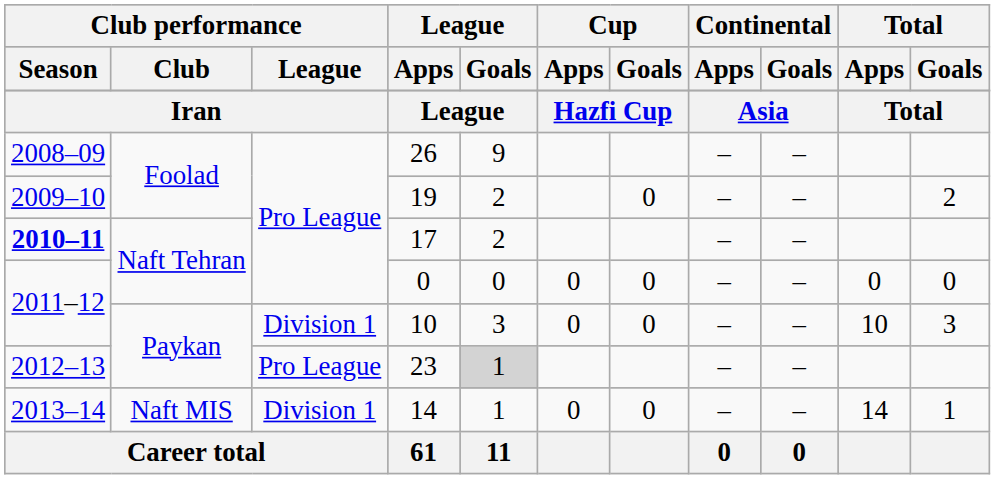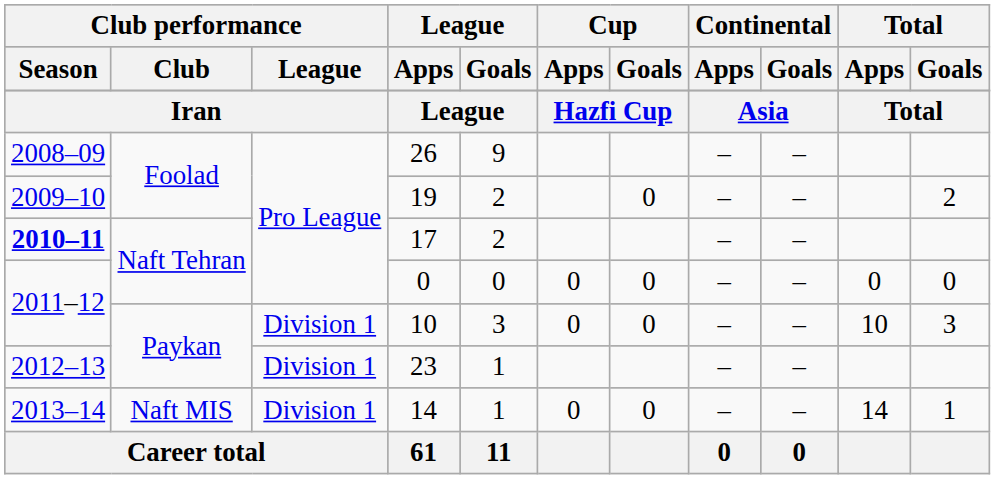(320, 366) Pro League -> (320, 366) Division 1
(499, 366) lightgrey background -> (499, 366) no background
